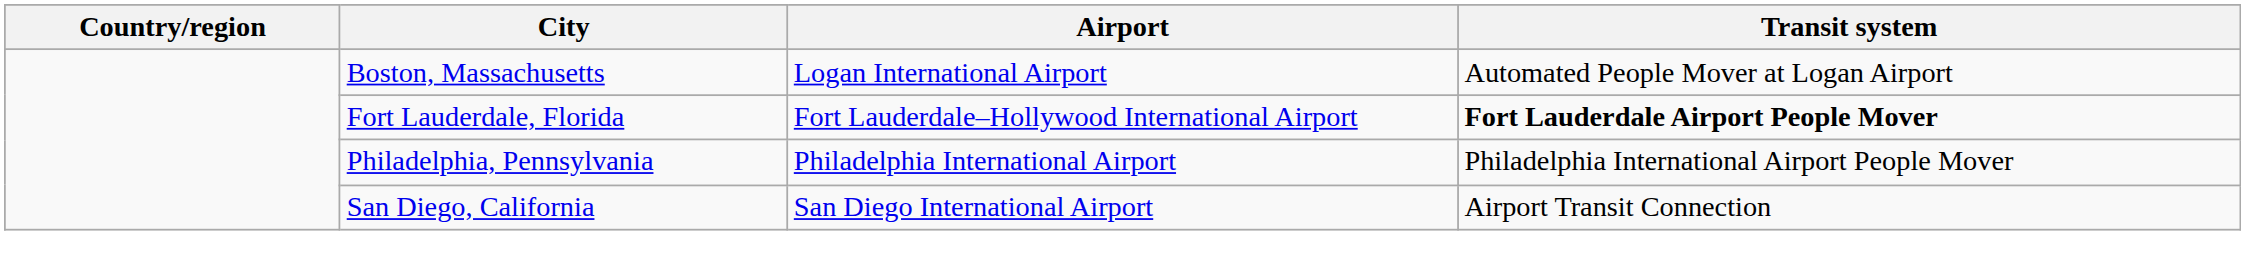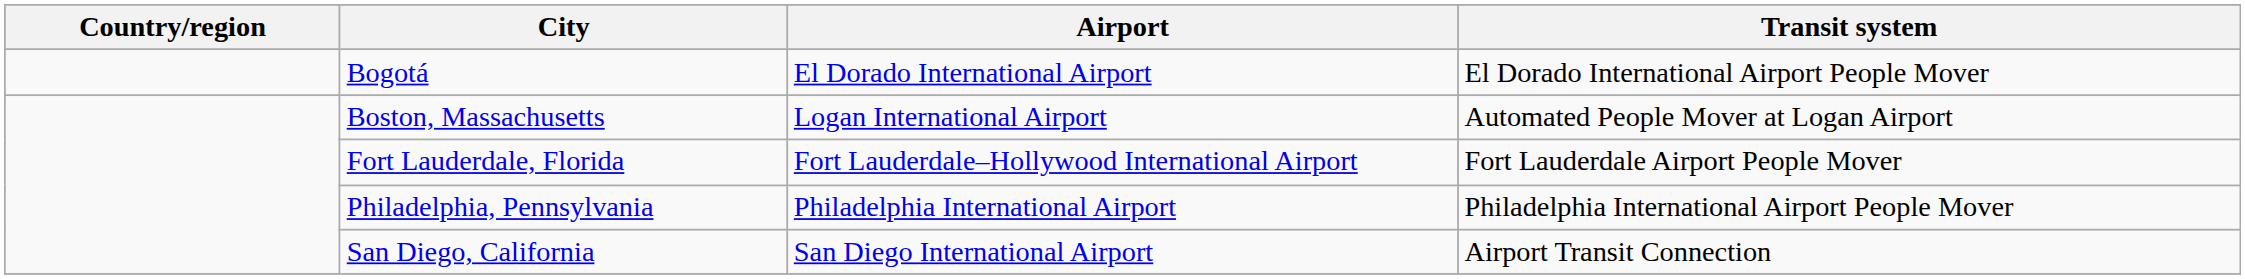+ row: (388, 71)
(1701, 116) bold -> (1683, 161) normal
